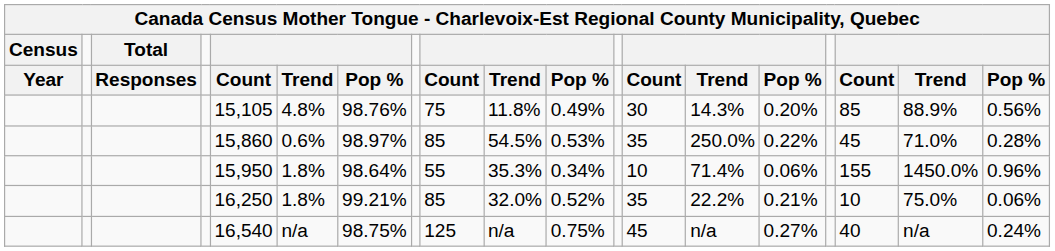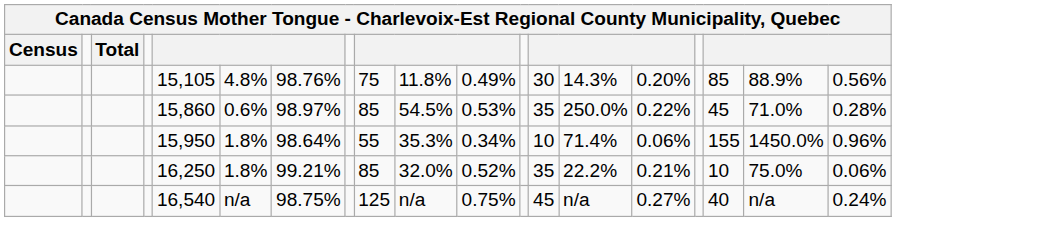- row: (43, 79)
